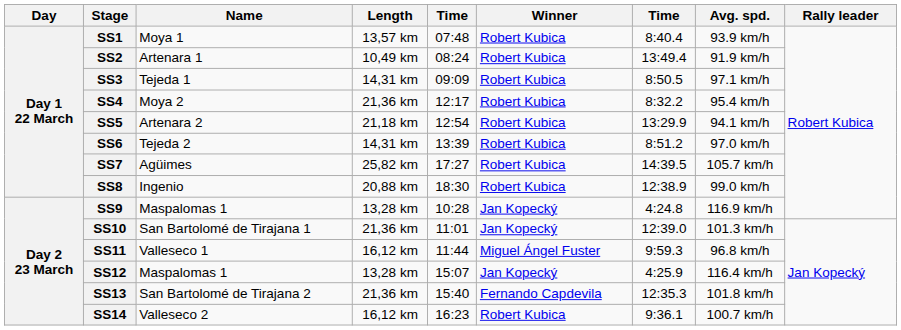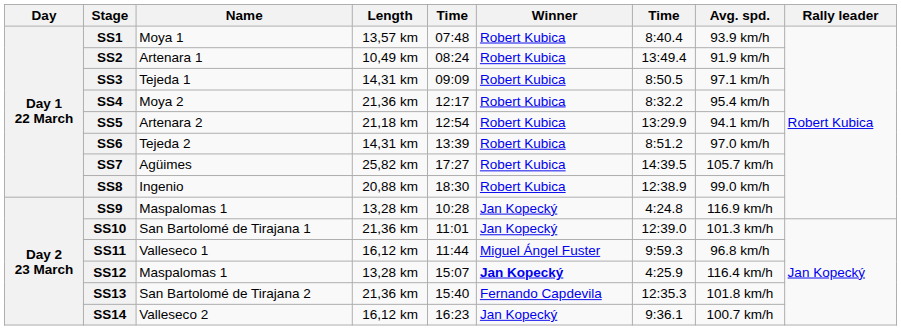(519, 272) normal -> (522, 272) bold
(523, 315) Robert Kubica -> (519, 315) Jan Kopecký
